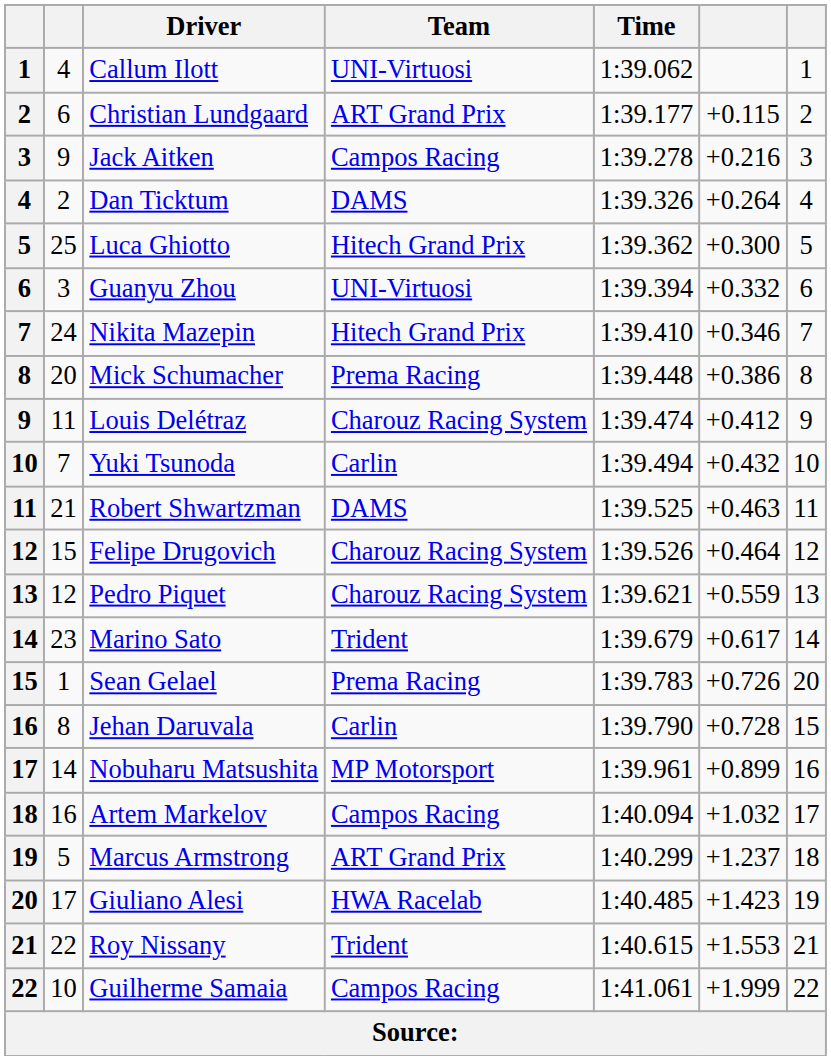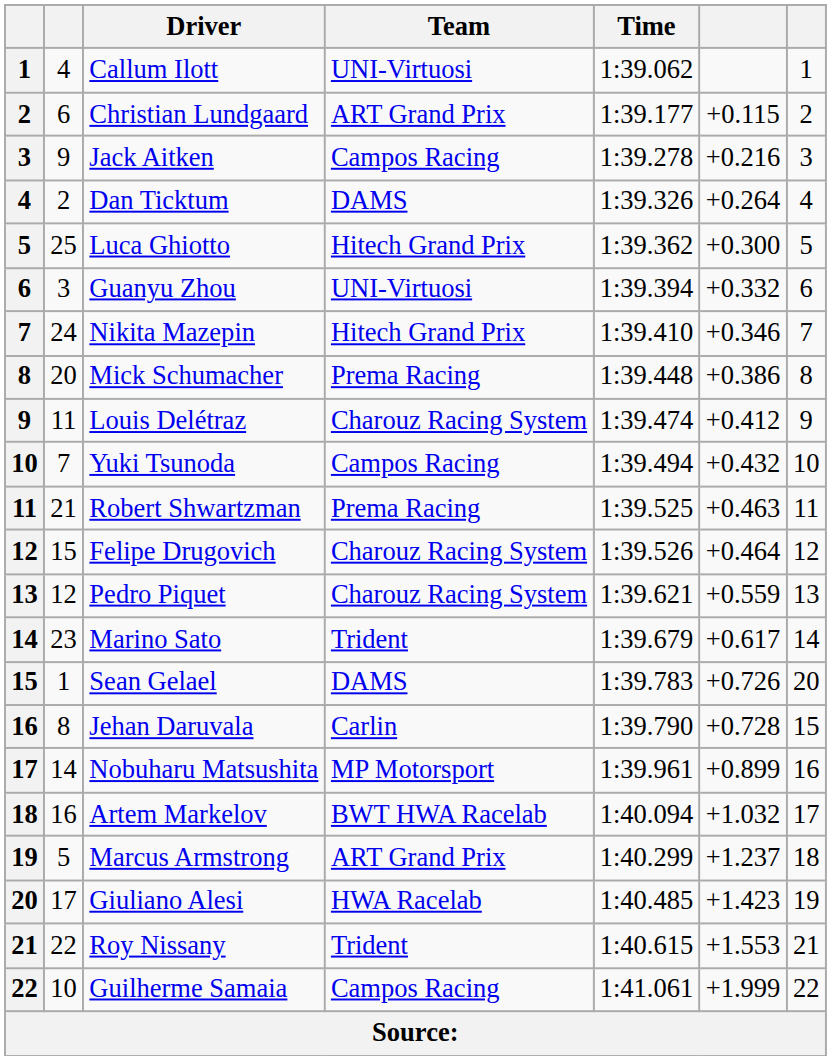(364, 463) Carlin -> (415, 463) Campos Racing
(369, 507) DAMS -> (406, 507) Prema Racing
(406, 682) Prema Racing -> (369, 682) DAMS
(415, 813) Campos Racing -> (439, 813) BWT HWA Racelab
